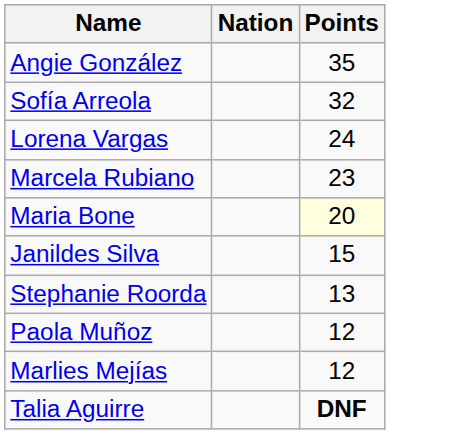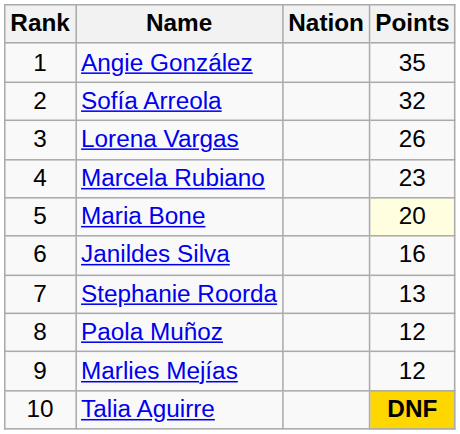+ column: (40, 23)
(342, 139) 24 -> (412, 139) 26
(342, 255) 15 -> (412, 255) 16
(342, 409) no background -> (412, 409) gold background
